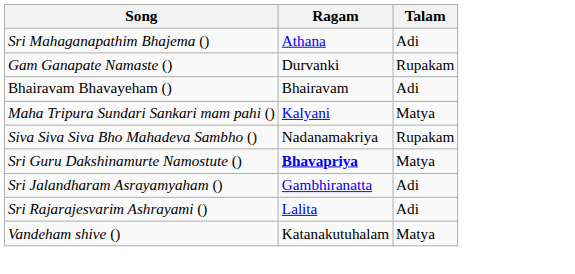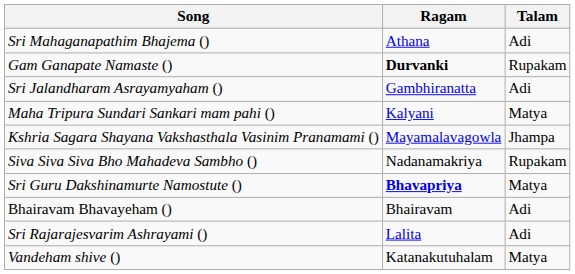(311, 64) normal -> (417, 64) bold
rows swapped: (90, 88) <-> (115, 185)
+ row: (193, 137)
